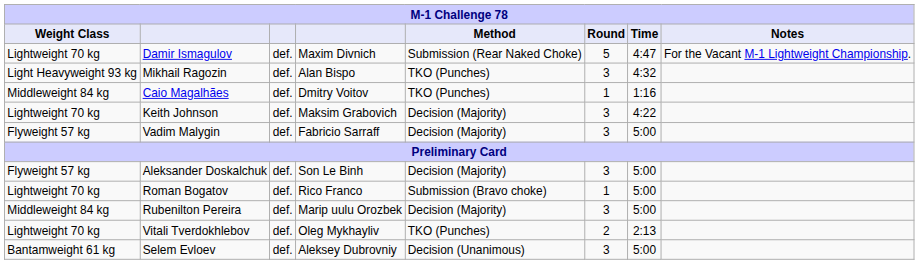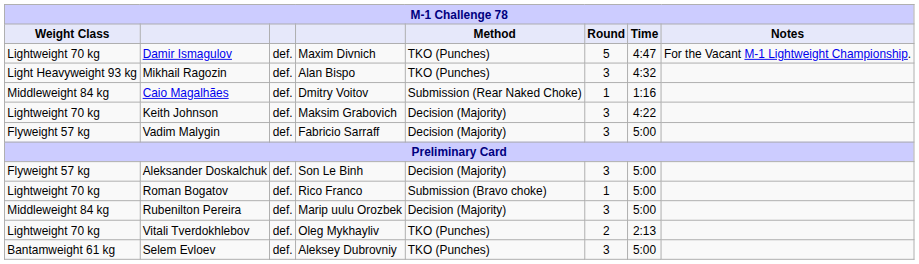(495, 53) Submission (Rear Naked Choke) -> (449, 53) TKO (Punches)
(449, 93) TKO (Punches) -> (495, 93) Submission (Rear Naked Choke)
(466, 249) Decision (Unanimous) -> (449, 249) TKO (Punches)
